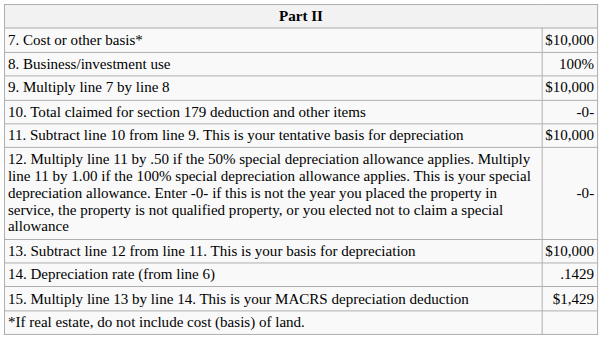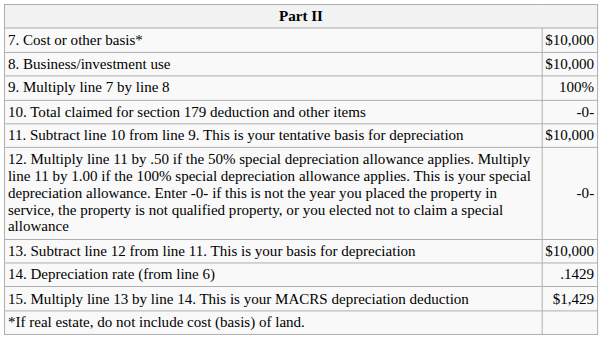(577, 64) 100% -> (570, 64) $10,000
(570, 87) $10,000 -> (577, 87) 100%
